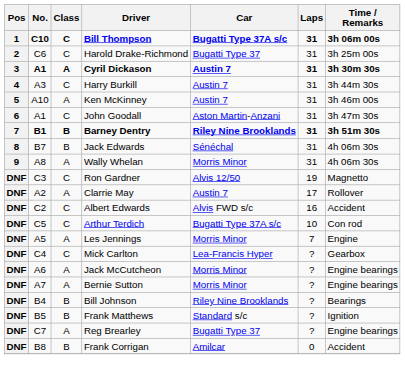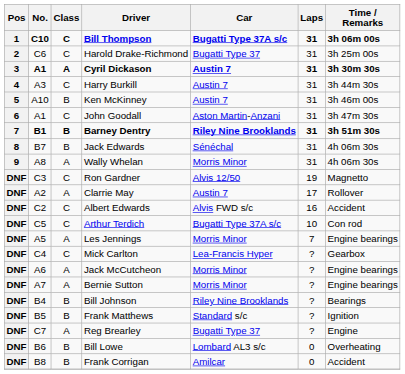(66, 100) A -> (66, 100) B
(343, 239) Engine -> (363, 239) Engine bearings
(363, 331) Engine bearings -> (343, 331) Engine
+ row: (103, 346)
